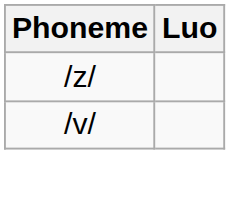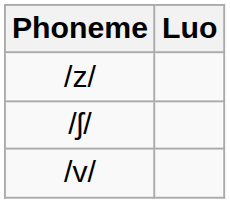+ row: (80, 124)
